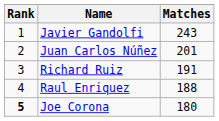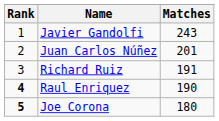(21, 88) normal -> (21, 88) bold
(187, 88) 188 -> (187, 88) 190
